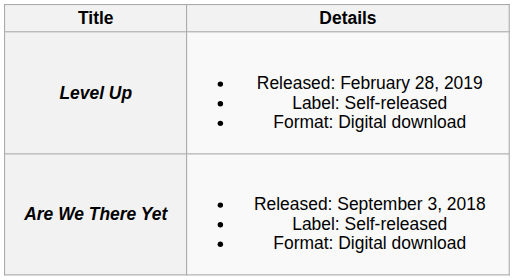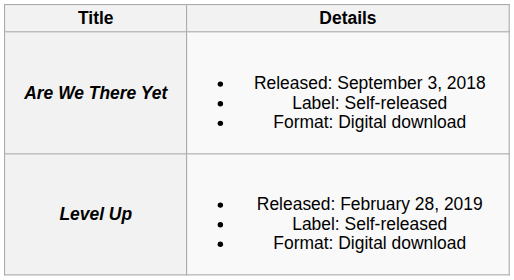rows swapped: (96, 214) <-> (96, 92)
